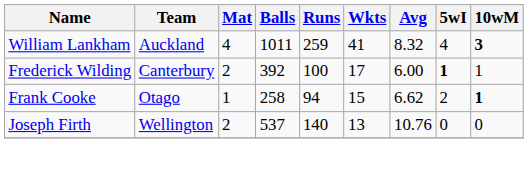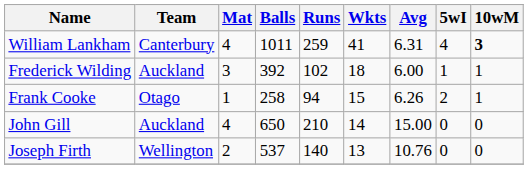(171, 44) Auckland -> (177, 44) Canterbury
(409, 44) 8.32 -> (409, 44) 6.31
(177, 71) Canterbury -> (171, 71) Auckland
(226, 71) 2 -> (226, 71) 3
(316, 71) 100 -> (316, 71) 102
(356, 71) 17 -> (356, 71) 18
(444, 71) bold -> (444, 71) normal
(409, 97) 6.62 -> (409, 97) 6.26
(479, 97) bold -> (479, 97) normal
+ row: (39, 124)
